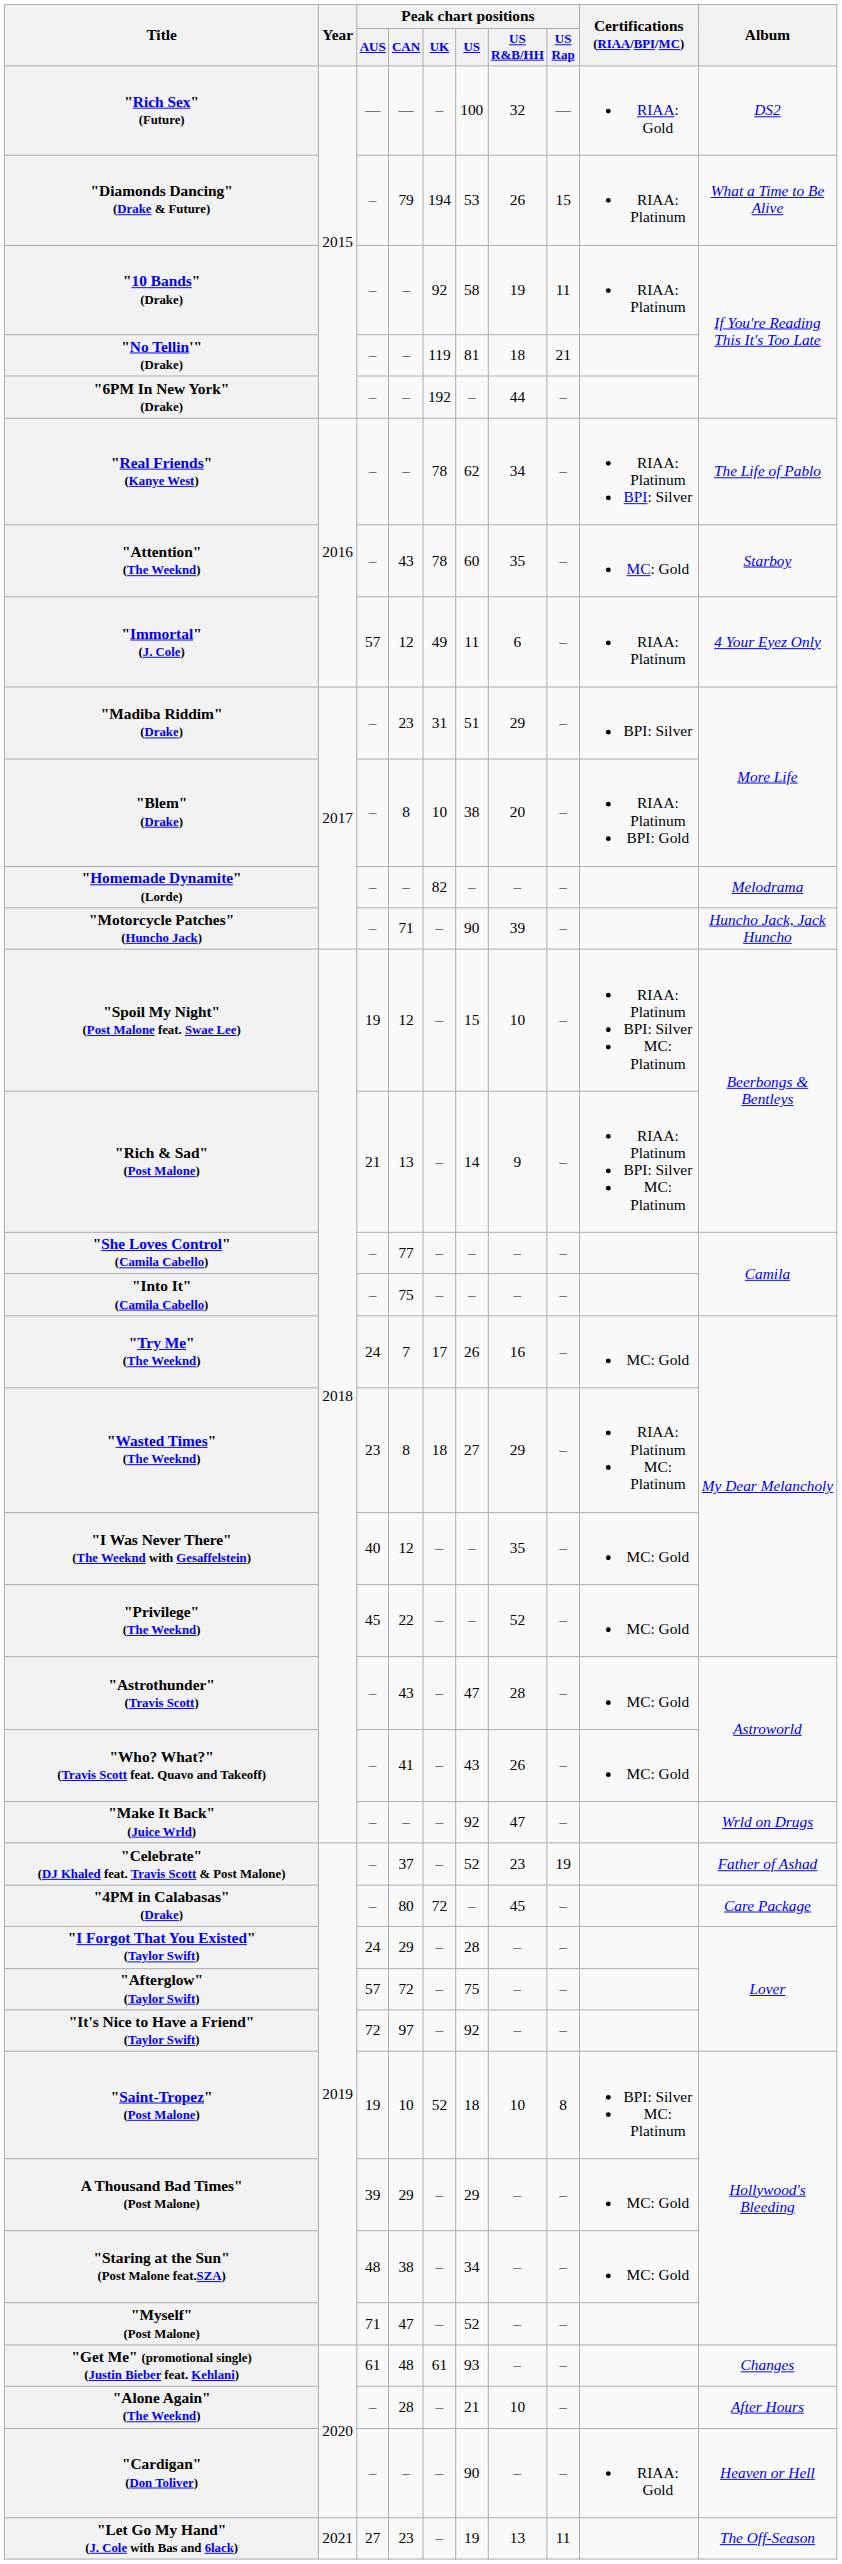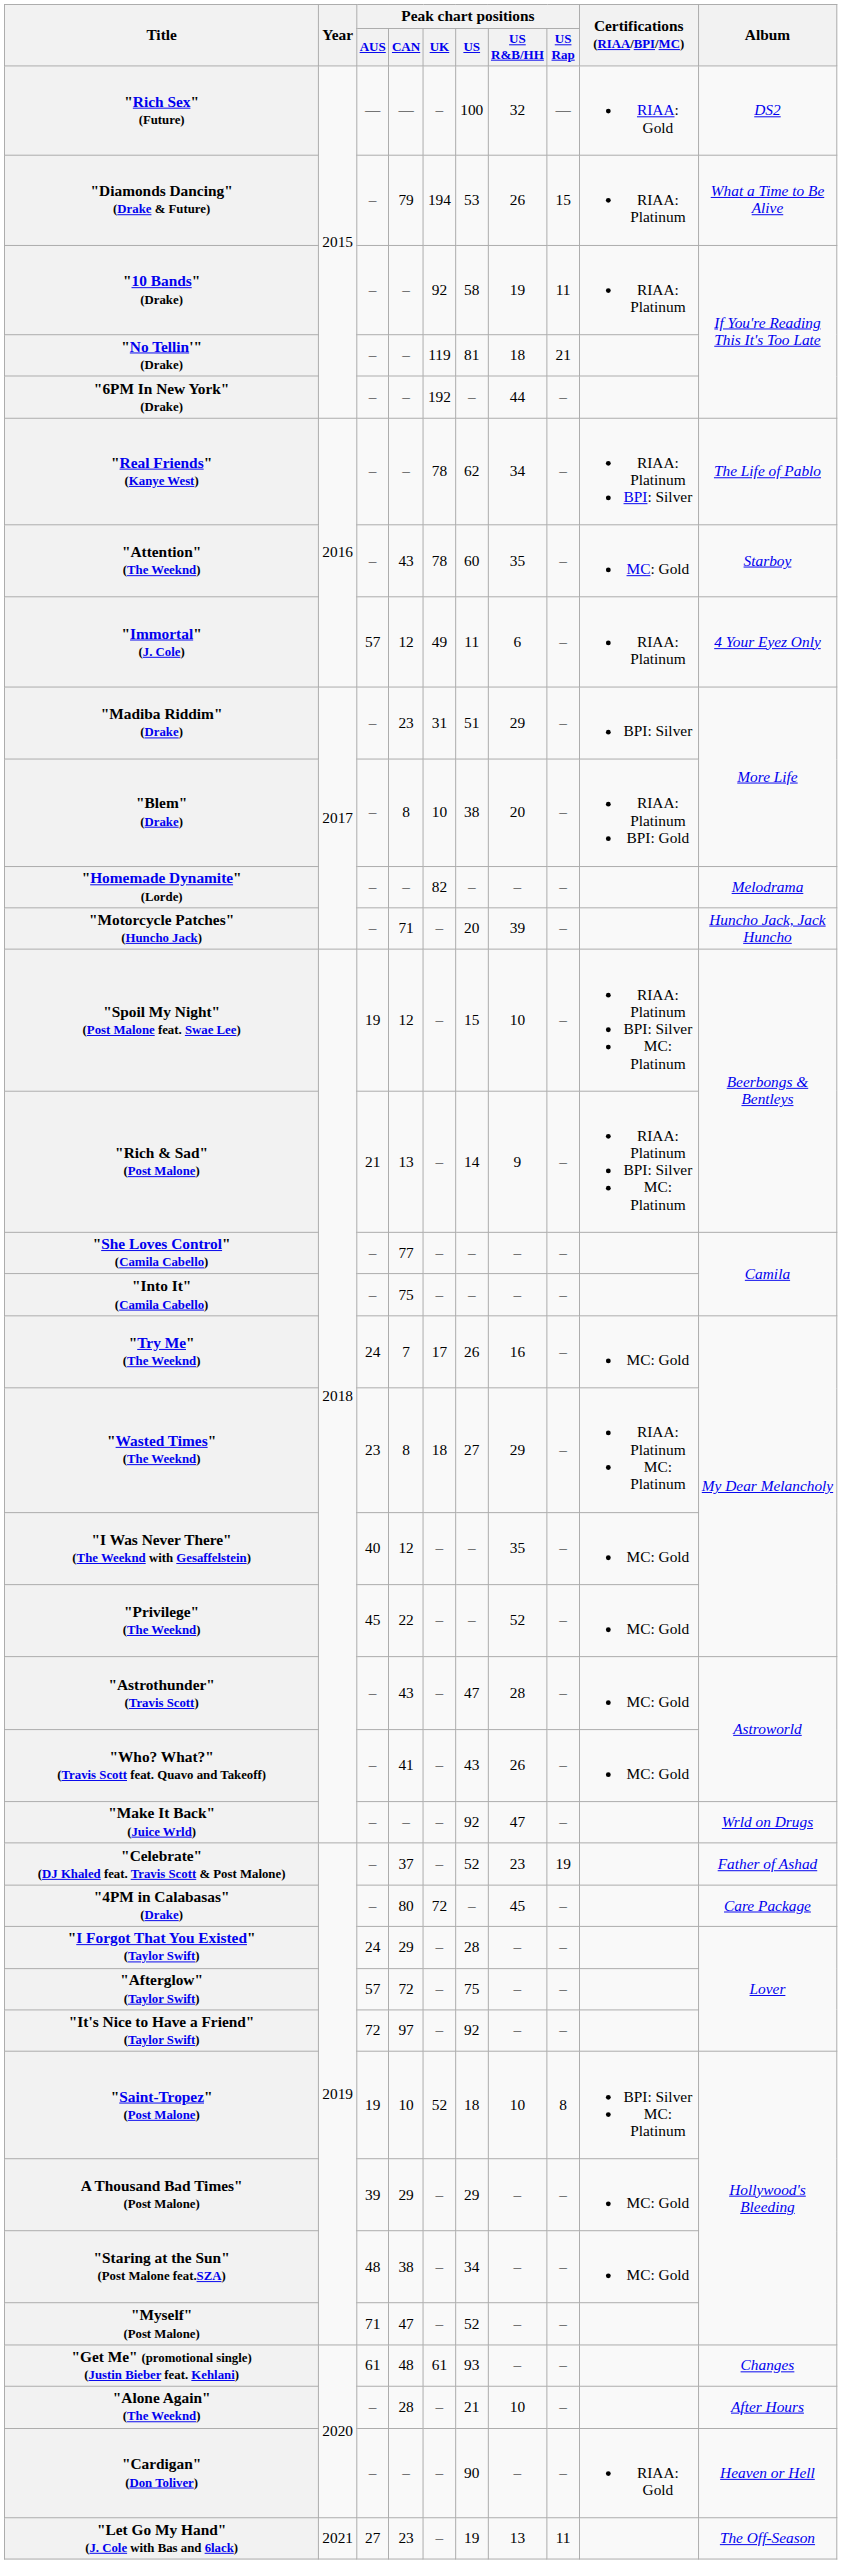(472, 928) 90 -> (472, 928) 20
